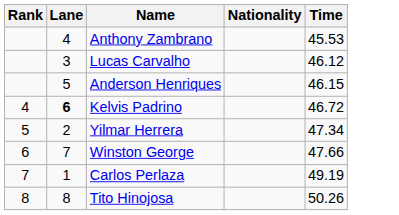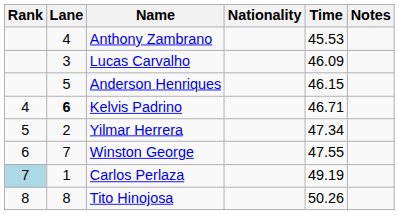+ column: (371, 15)
(326, 61) 46.12 -> (326, 61) 46.09
(326, 107) 46.72 -> (326, 107) 46.71
(326, 152) 47.66 -> (326, 152) 47.55
(25, 175) no background -> (25, 175) lightblue background
